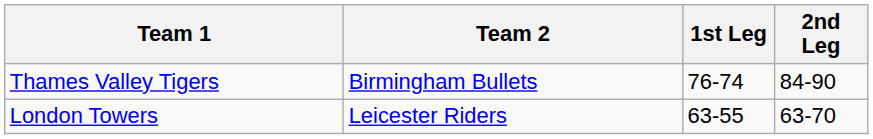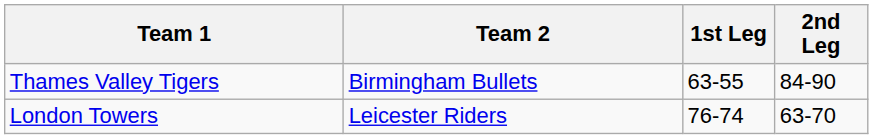(716, 81) 76-74 -> (716, 81) 63-55
(716, 116) 63-55 -> (716, 116) 76-74
